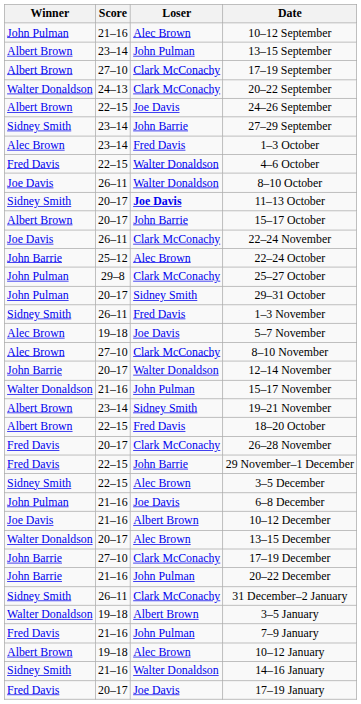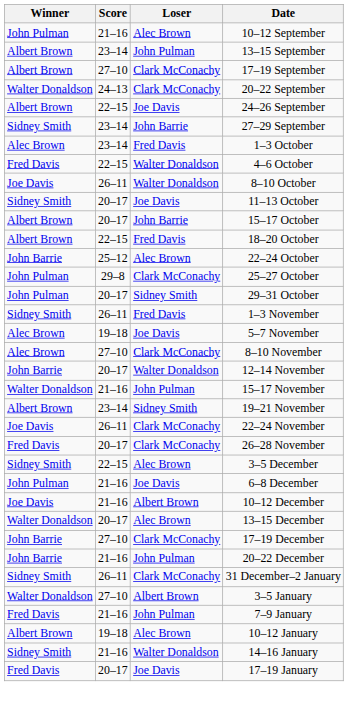(157, 201) bold -> (156, 201) normal
rows swapped: (290, 426) <-> (290, 239)
- row: (290, 464)
(113, 614) 19–18 -> (113, 595) 27–10
